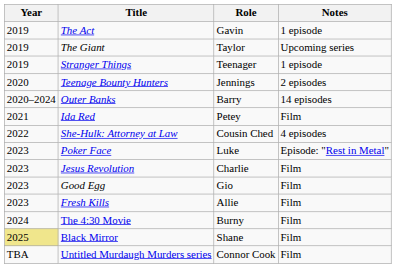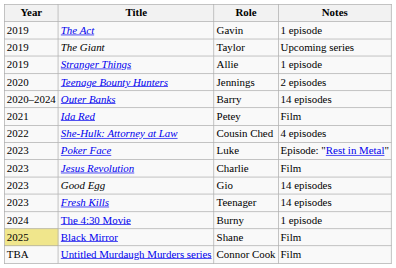(236, 64) Teenager -> (227, 64) Allie
(291, 185) Film -> (306, 185) 14 episodes
(227, 202) Allie -> (236, 202) Teenager
(291, 202) Film -> (306, 202) 14 episodes
(291, 220) Film -> (301, 220) 1 episode
